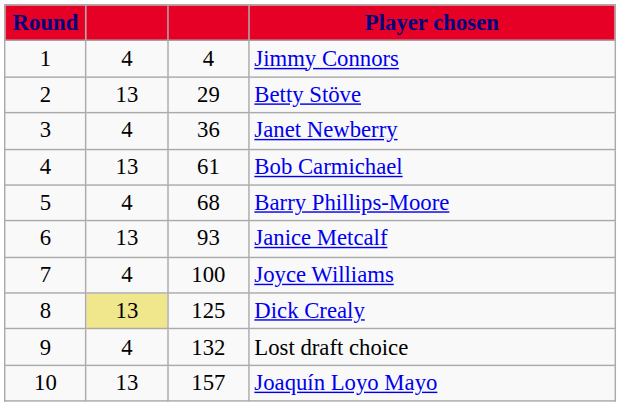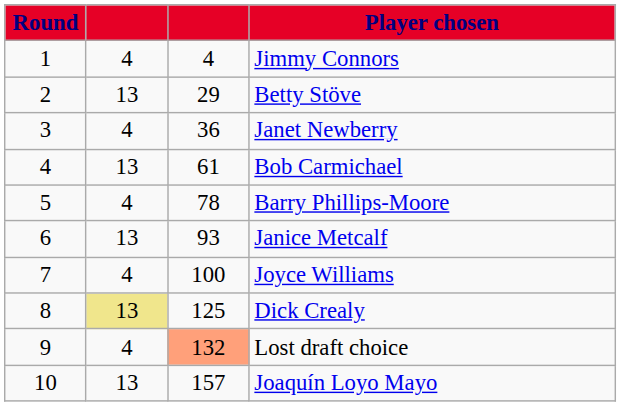(208, 202) 68 -> (208, 202) 78
(208, 346) no background -> (208, 346) lightsalmon background
